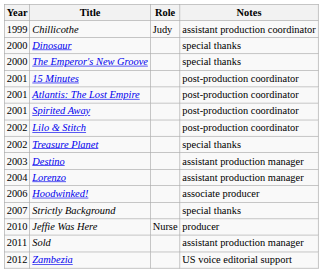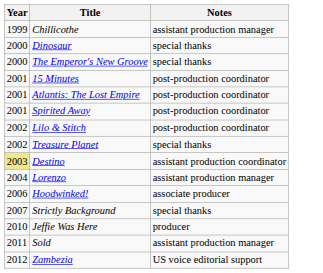- column: (165, 12)
(249, 29) assistant production coordinator -> (213, 29) assistant production manager
(17, 161) no background -> (17, 161) khaki background
(243, 161) assistant production manager -> (219, 161) assistant production coordinator
